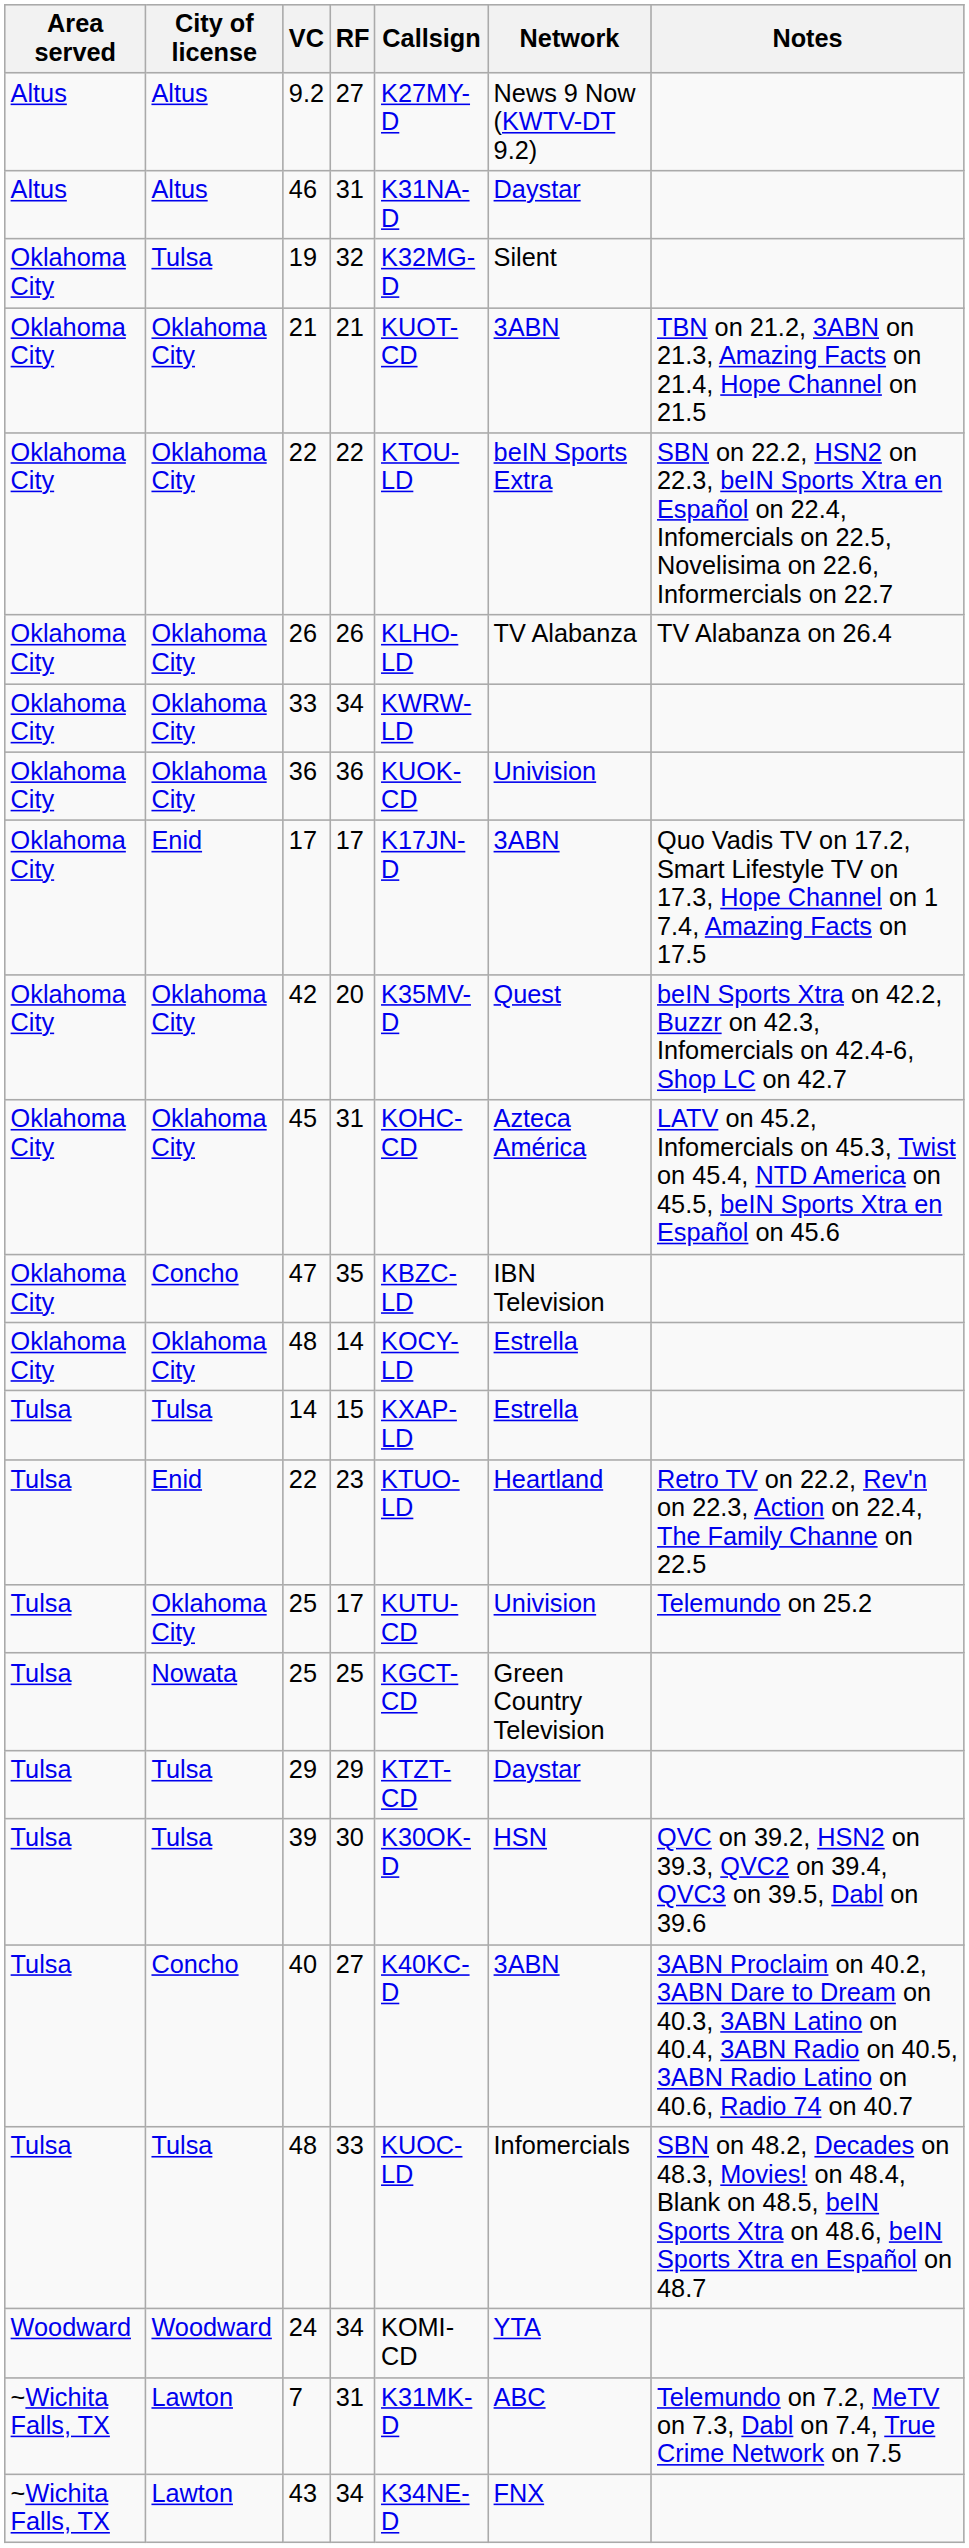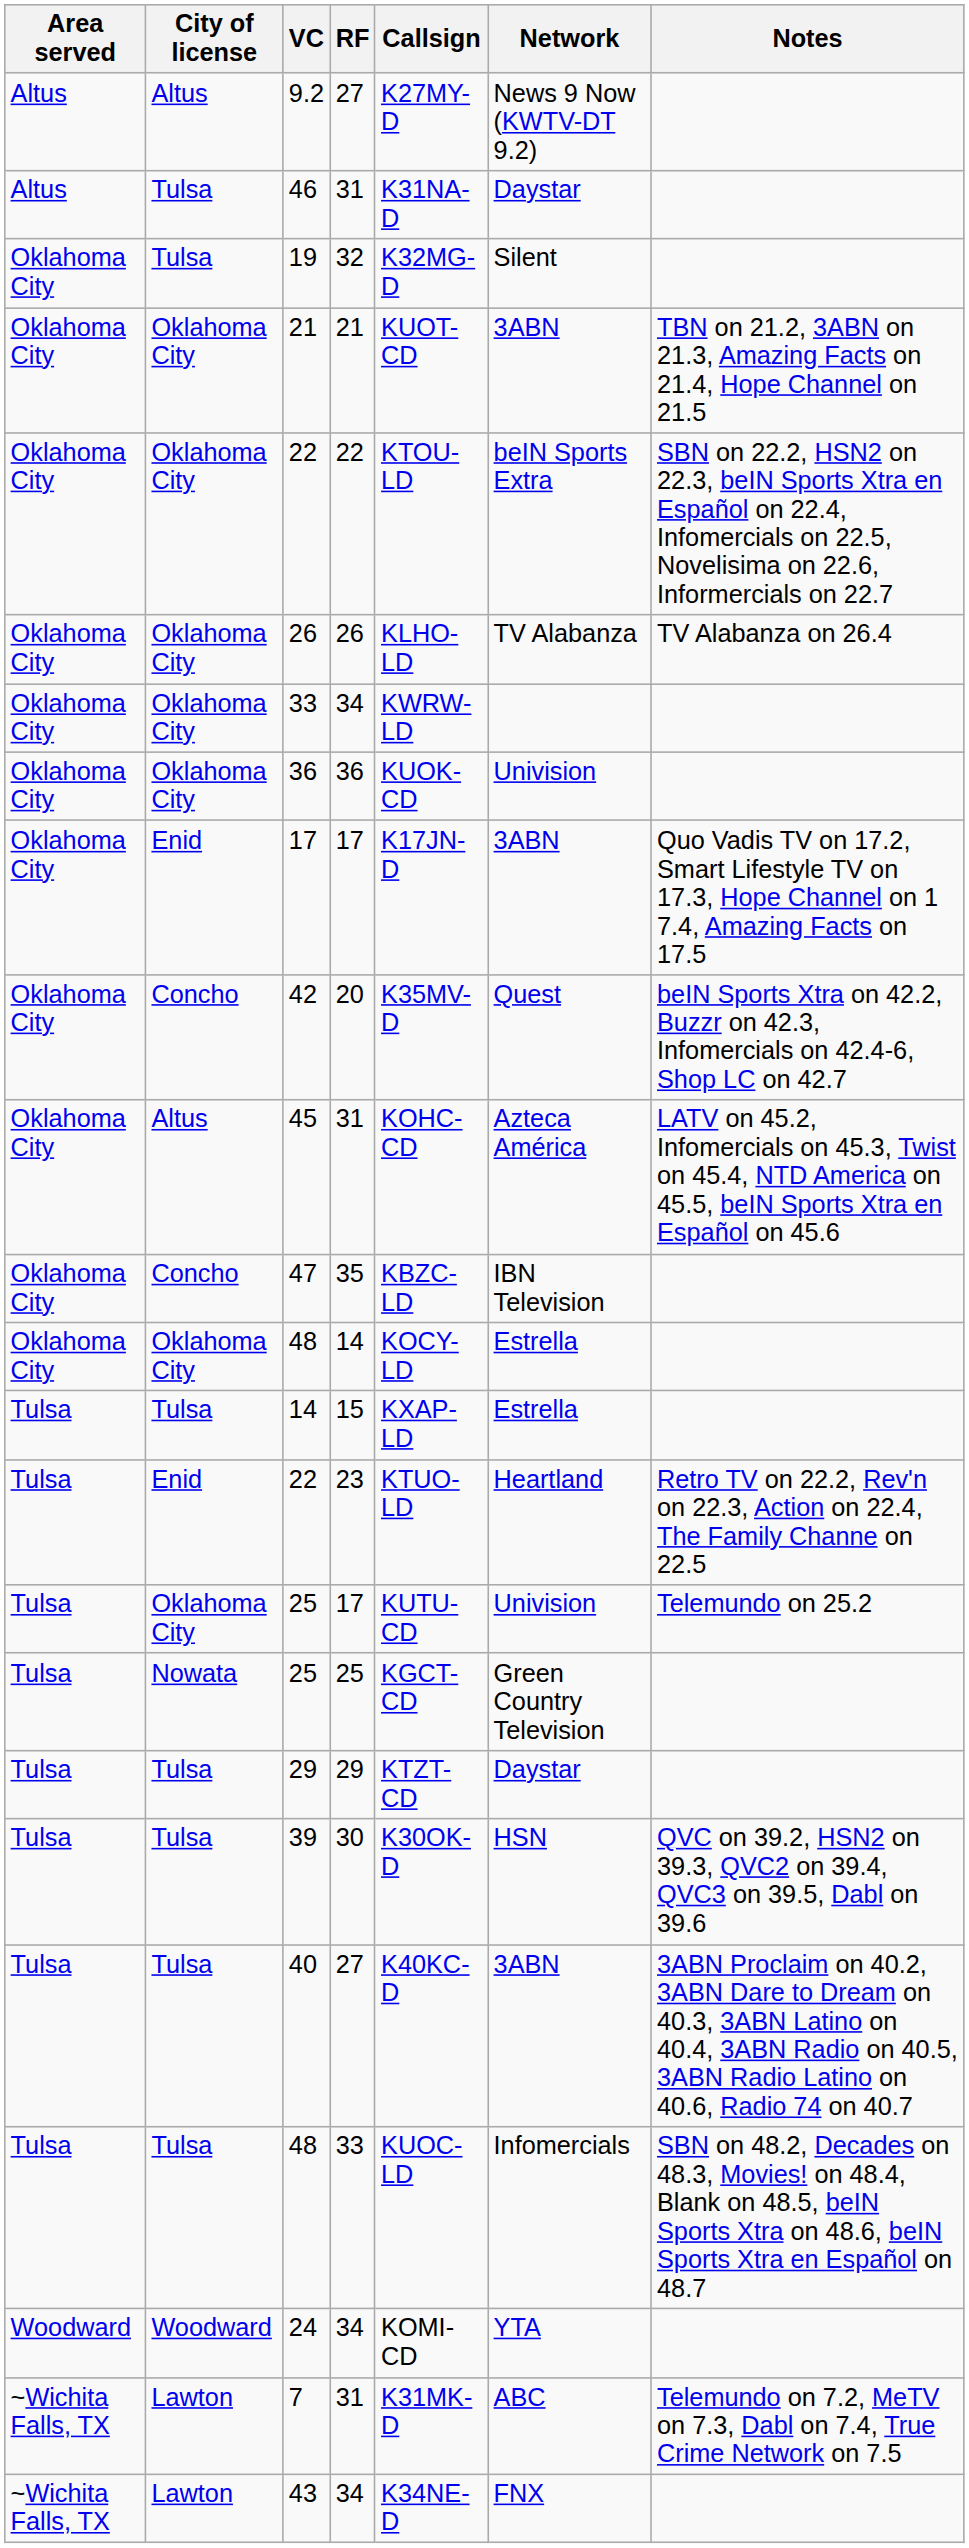(180, 190) Altus -> (182, 190) Tulsa
(209, 1008) Oklahoma City -> (195, 994) Concho
(209, 1133) Oklahoma City -> (180, 1119) Altus
(195, 1963) Concho -> (182, 1963) Tulsa
